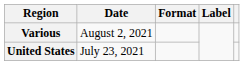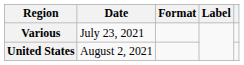(116, 32) August 2, 2021 -> (112, 32) July 23, 2021
(112, 51) July 23, 2021 -> (116, 51) August 2, 2021
